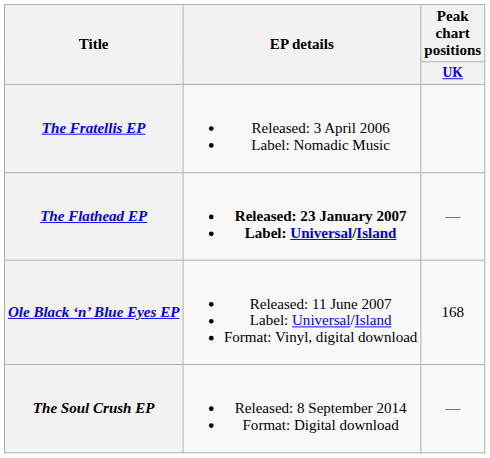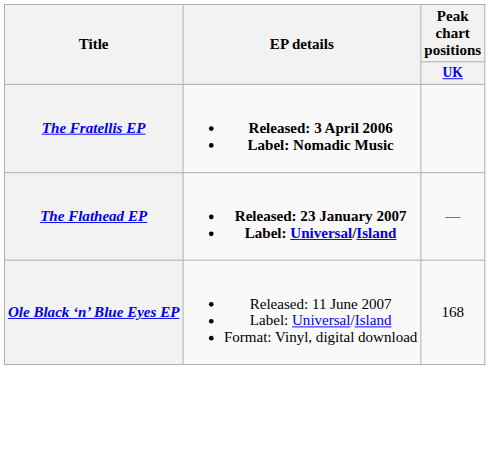(302, 137) normal -> (302, 137) bold
- row: (94, 408)
